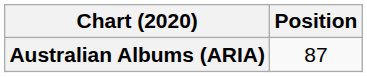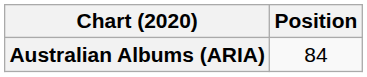(316, 54) 87 -> (316, 54) 84
